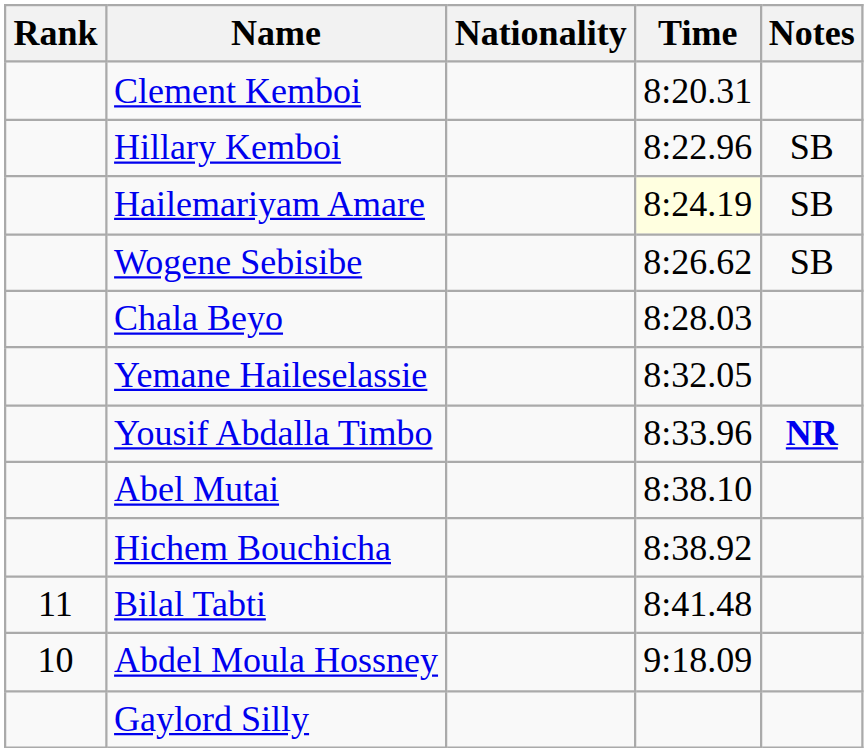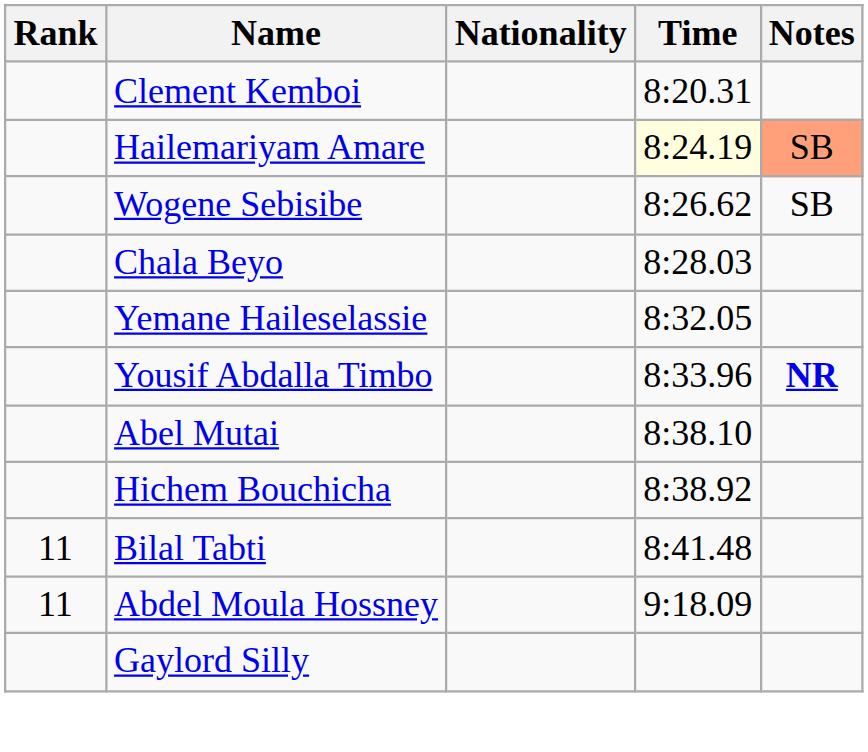- row: (228, 147)
(812, 204) no background -> (812, 147) lightsalmon background
(55, 661) 10 -> (55, 603) 11
